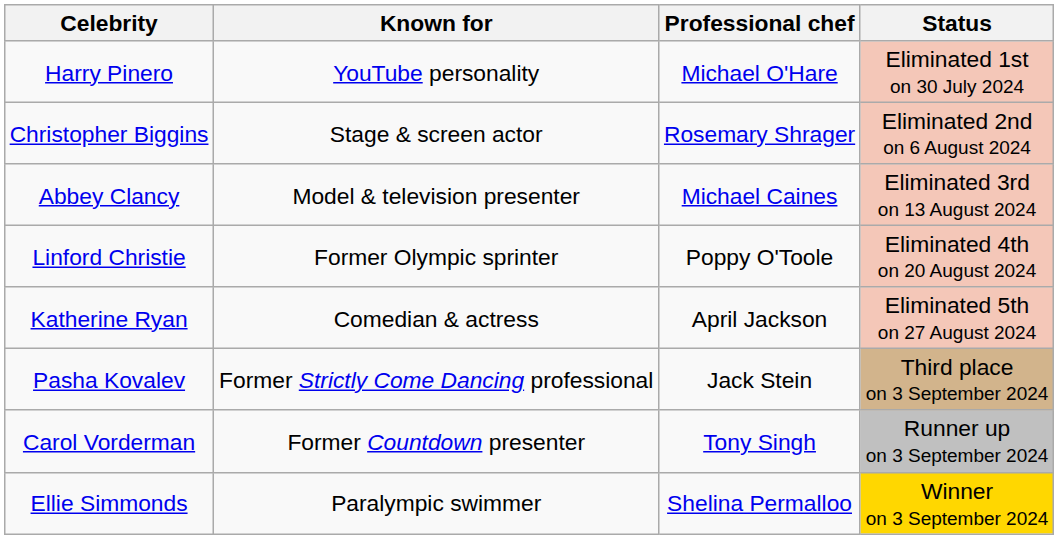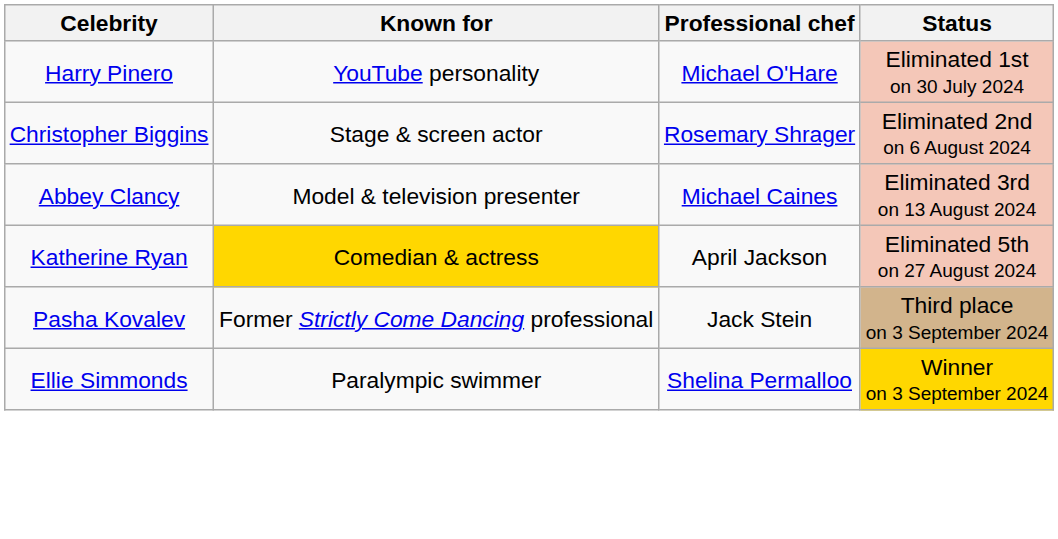- row: (109, 256)
(436, 318) no background -> (436, 256) gold background
- row: (109, 441)
